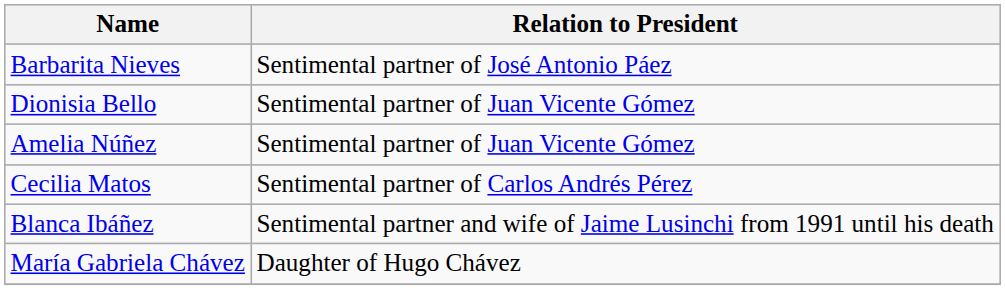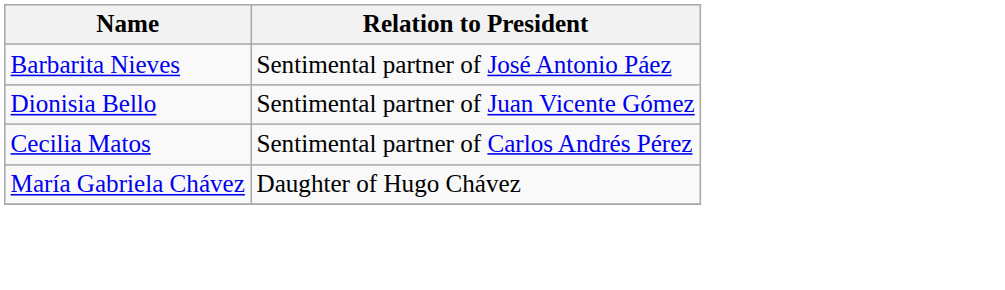- row: (83, 143)
- row: (82, 223)
